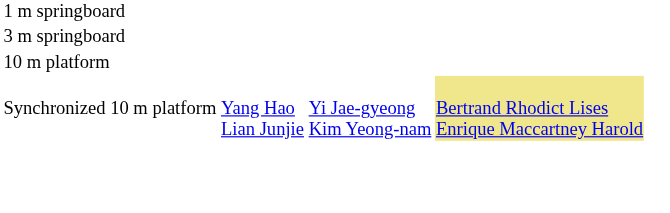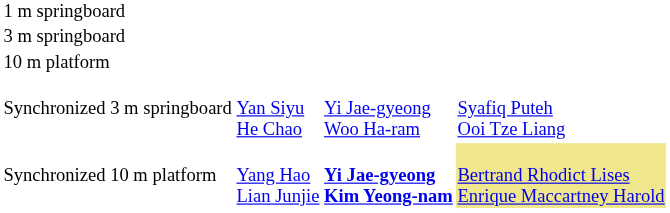+ row: (118, 108)
(370, 118) normal -> (388, 185) bold
